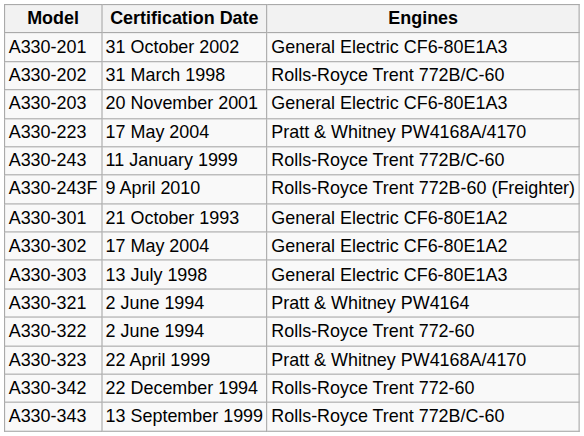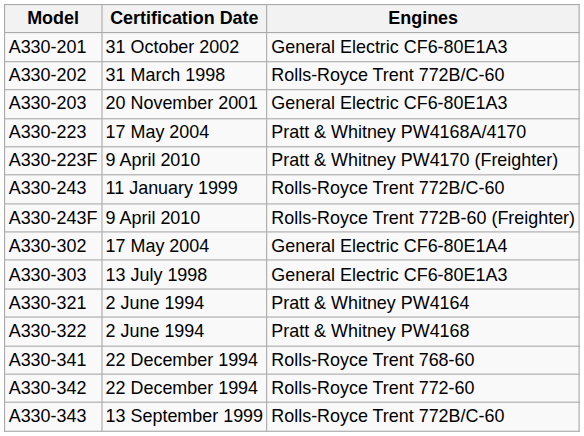+ row: (53, 160)
- row: (48, 217)
(389, 246) General Electric CF6-80E1A2 -> (389, 246) General Electric CF6-80E1A4
(373, 331) Rolls-Royce Trent 772-60 -> (370, 331) Pratt & Whitney PW4168
- row: (48, 359)
+ row: (48, 359)
